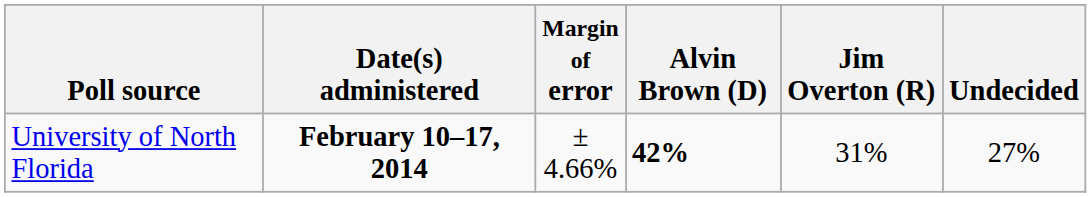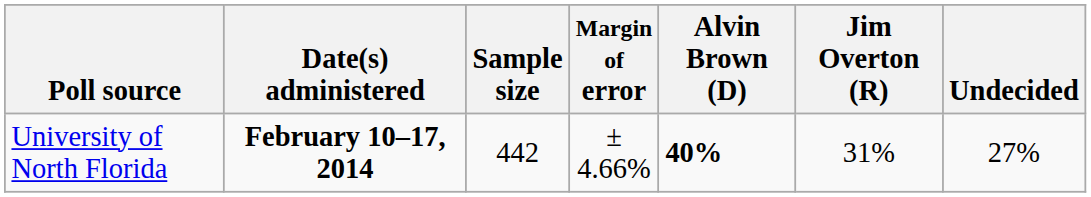+ column: (518, 75)
(660, 152) 42% -> (694, 152) 40%
